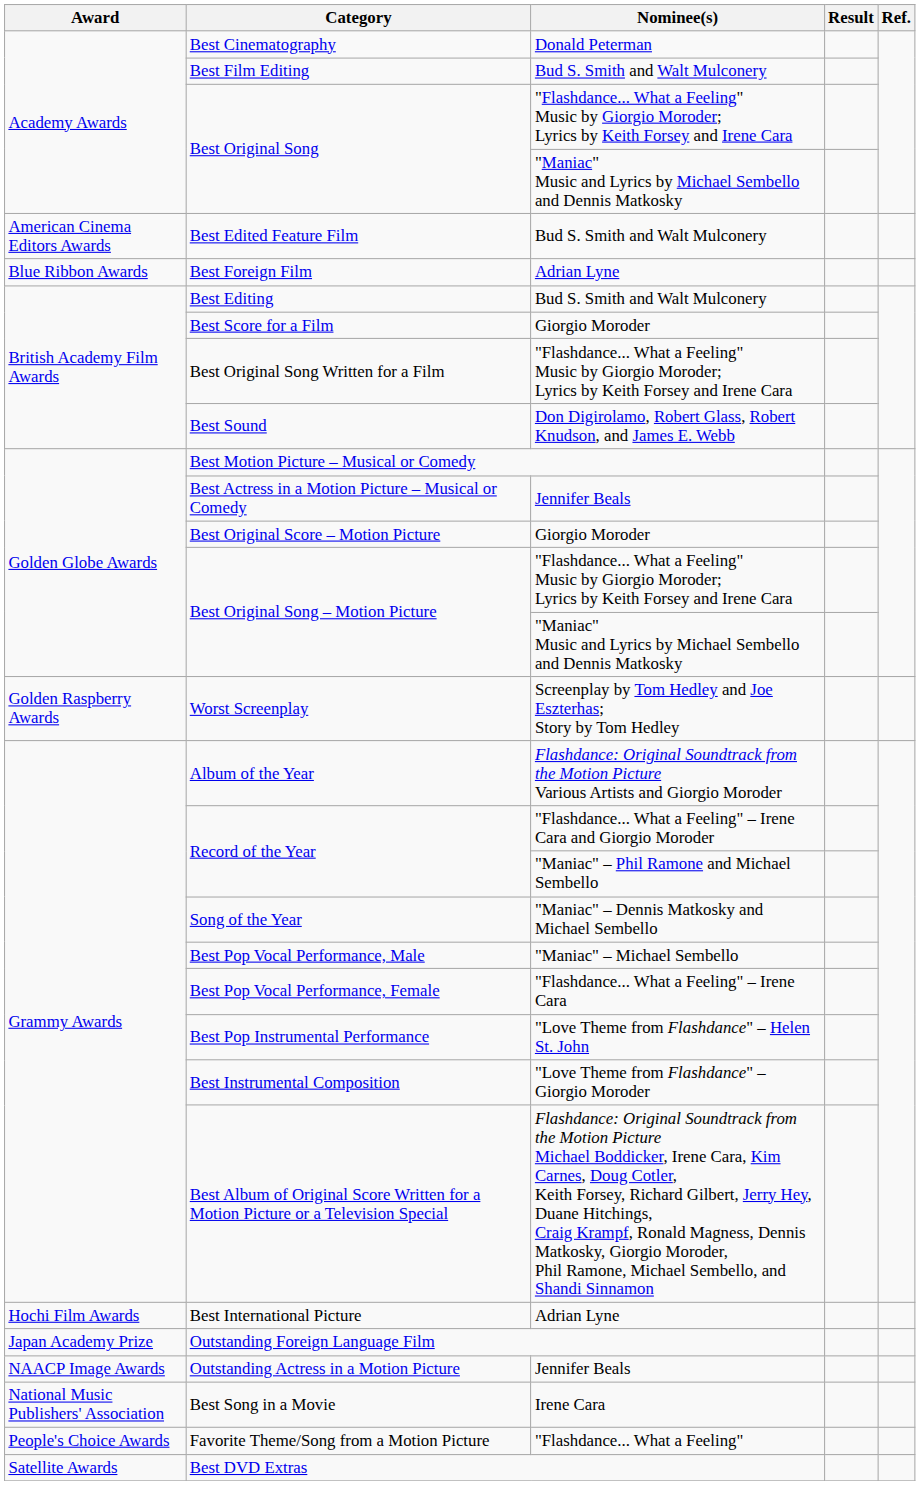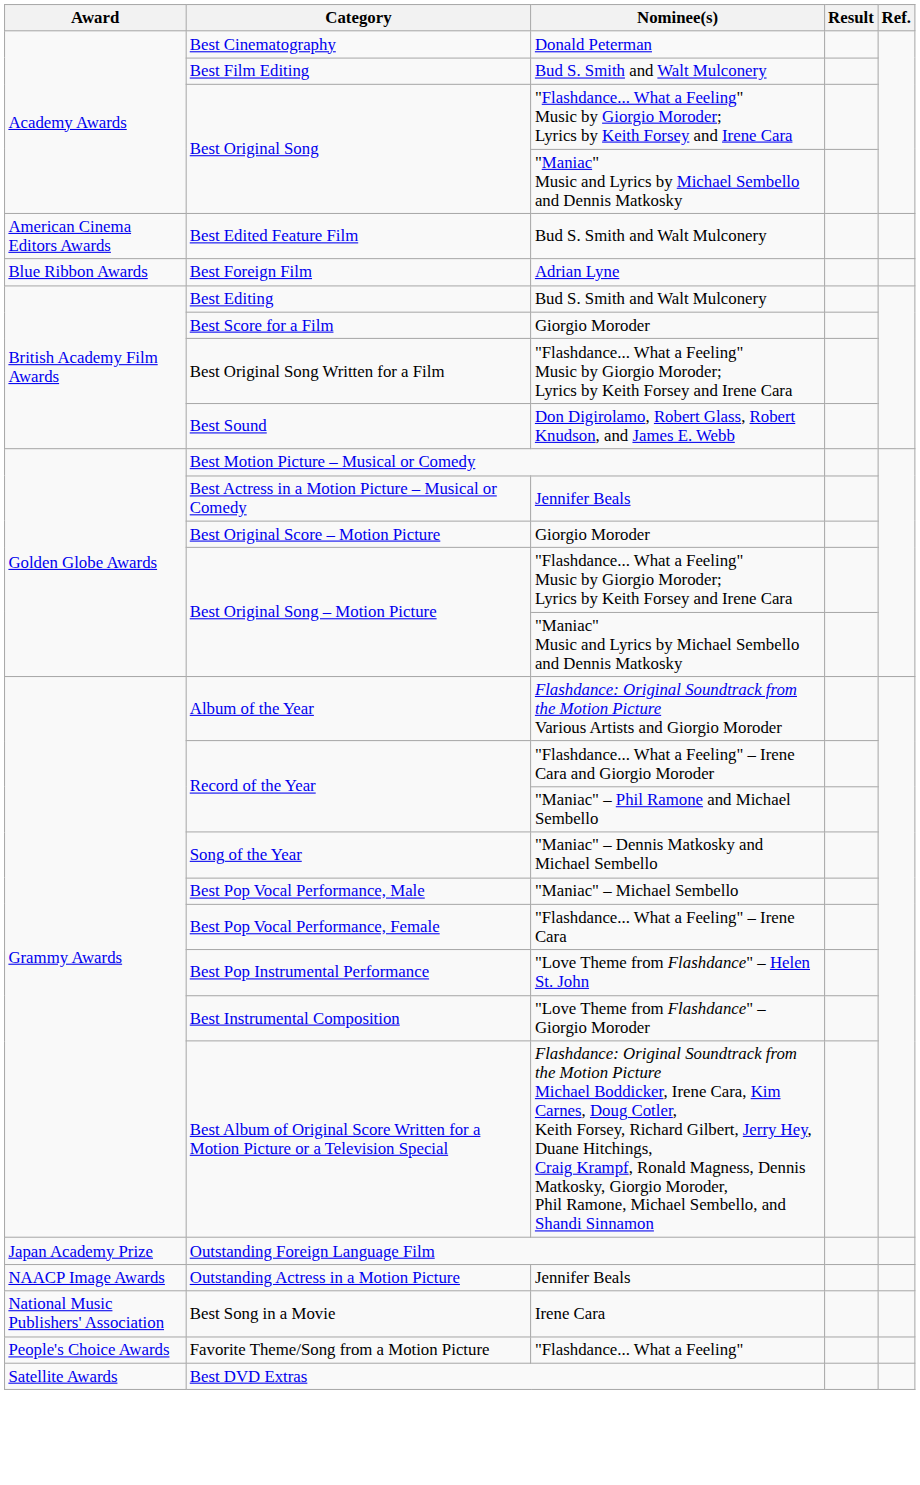- row: (249, 708)
- row: (276, 1315)
